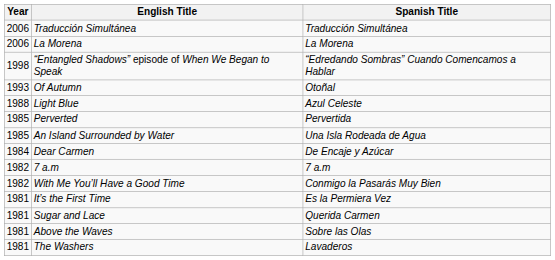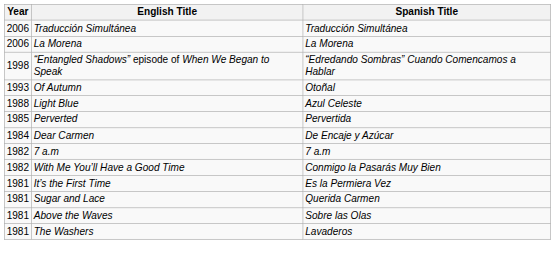- row: (104, 135)
